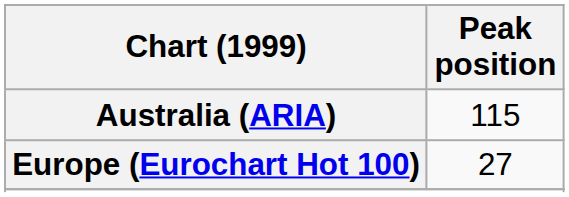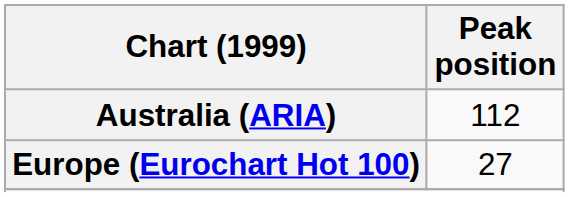(495, 114) 115 -> (495, 114) 112
